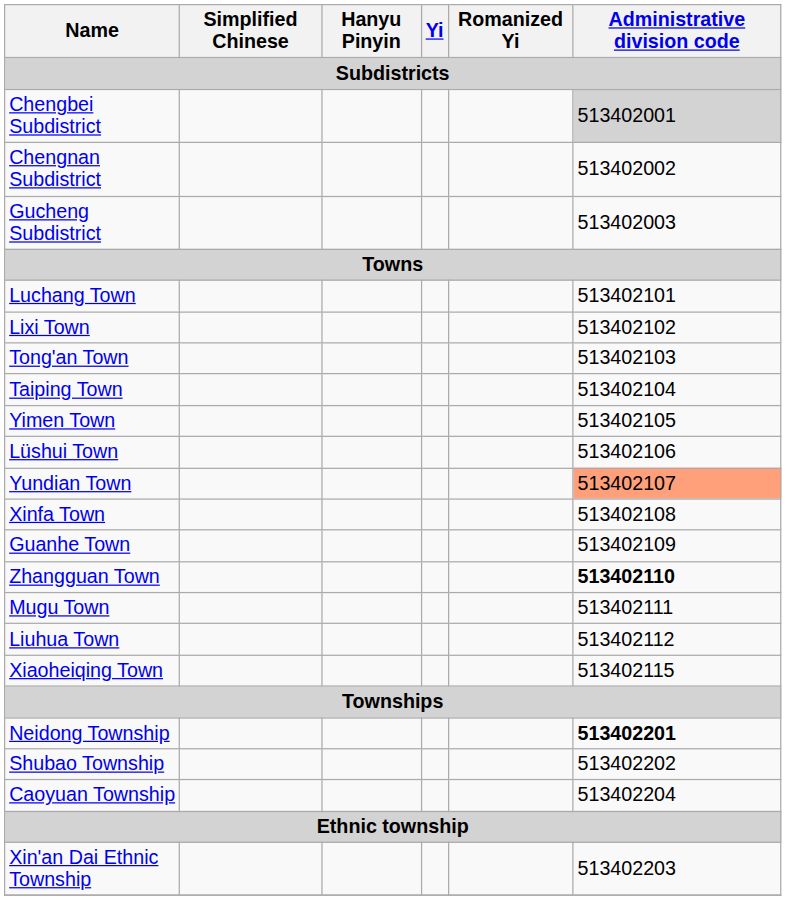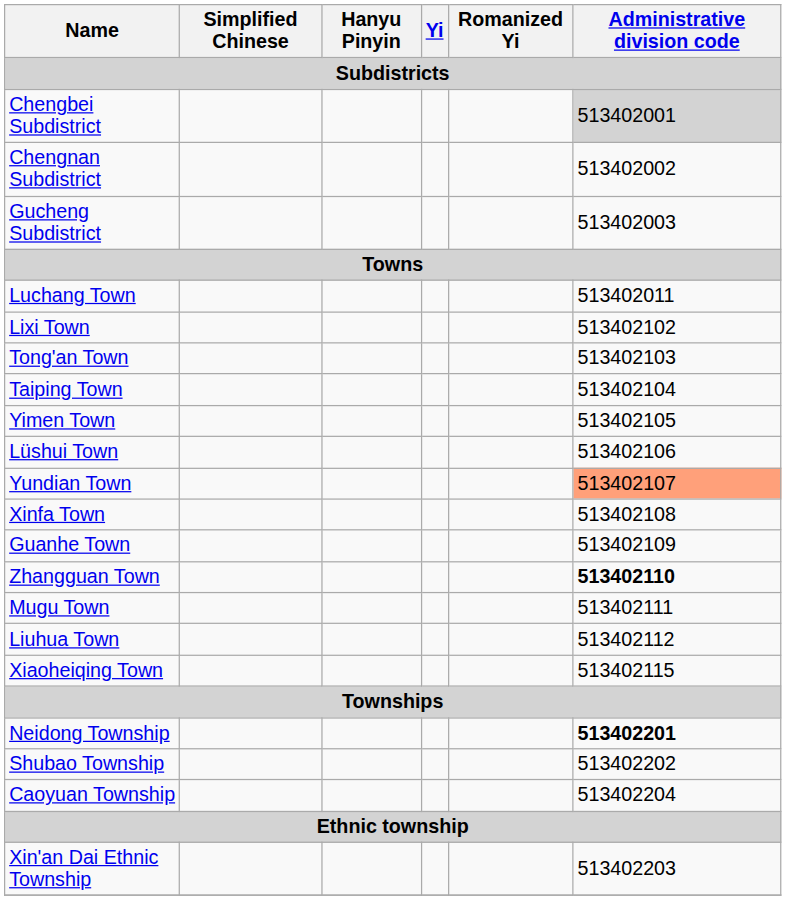(627, 295) 513402101 -> (626, 295) 513402011
